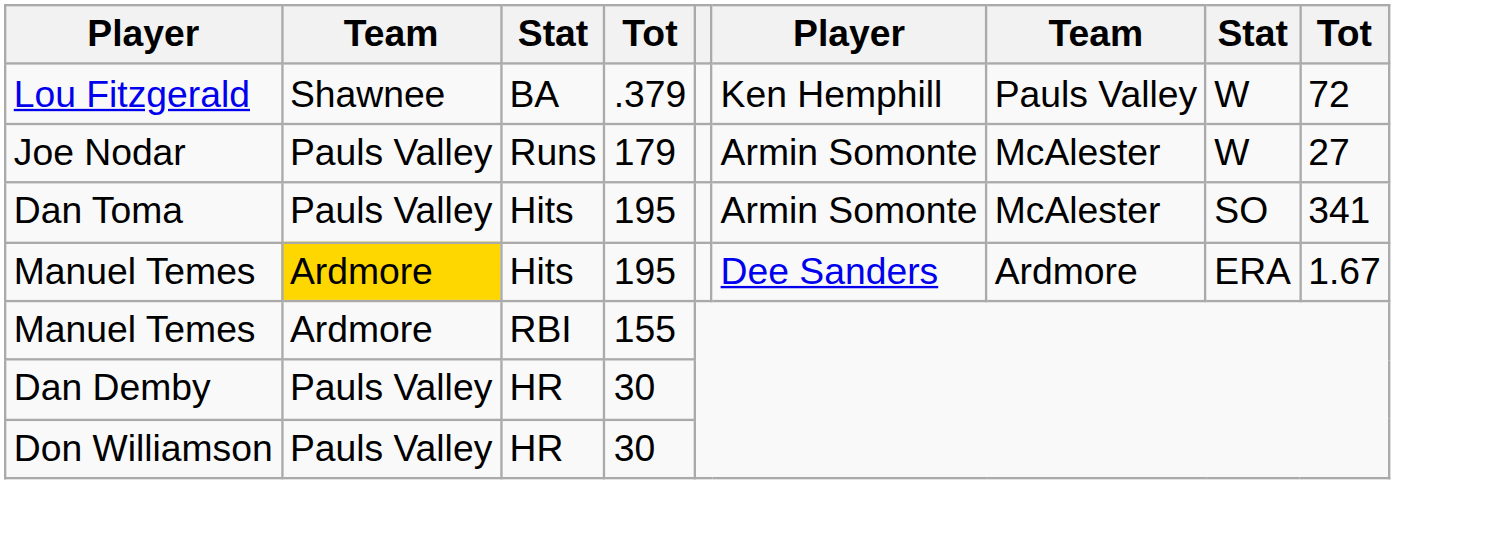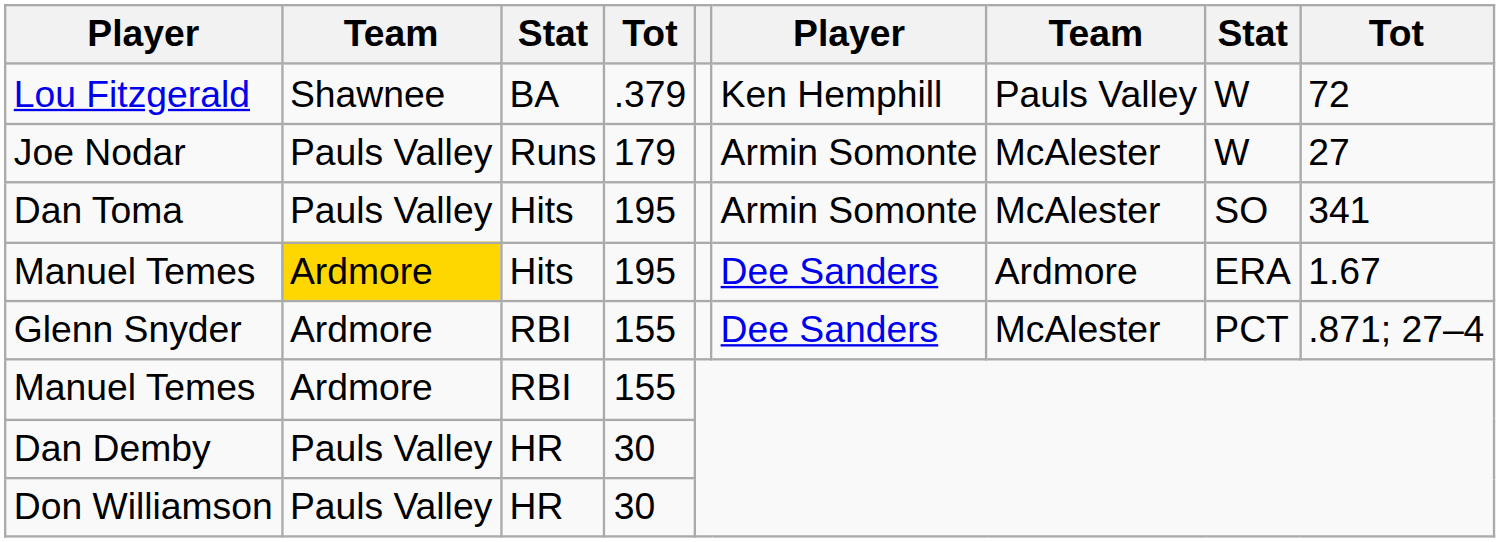+ row: (128, 329)
